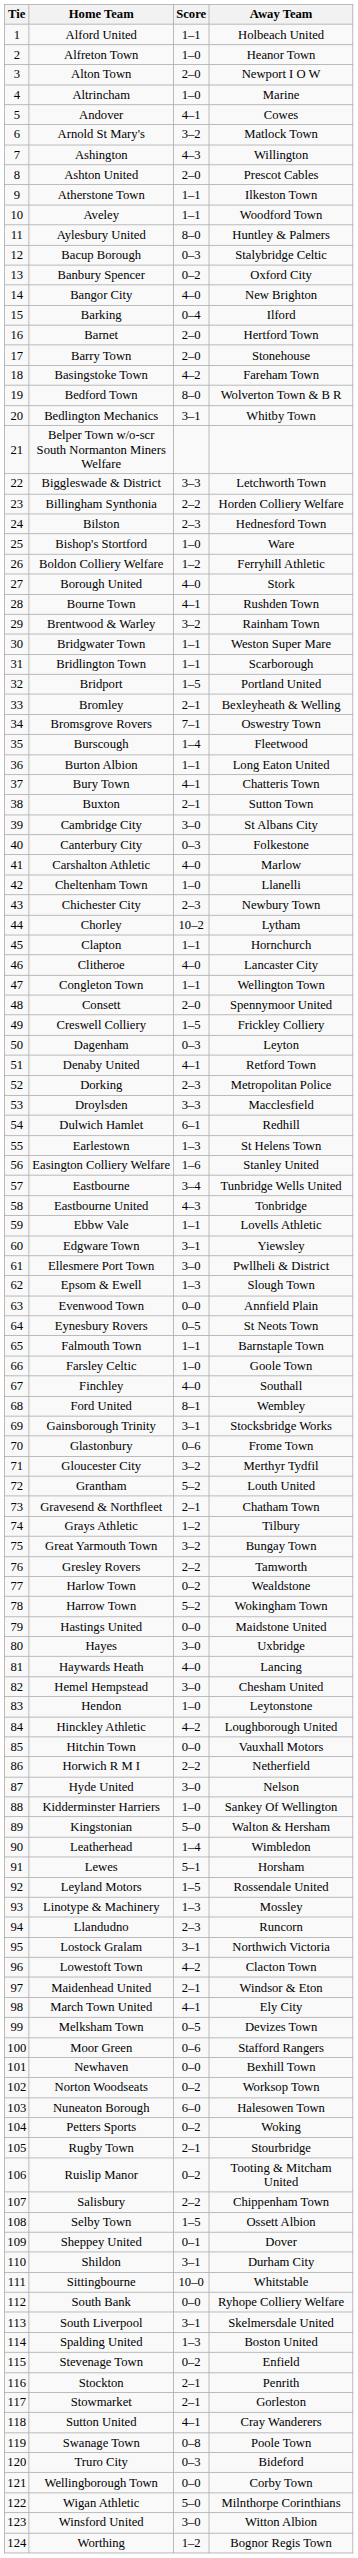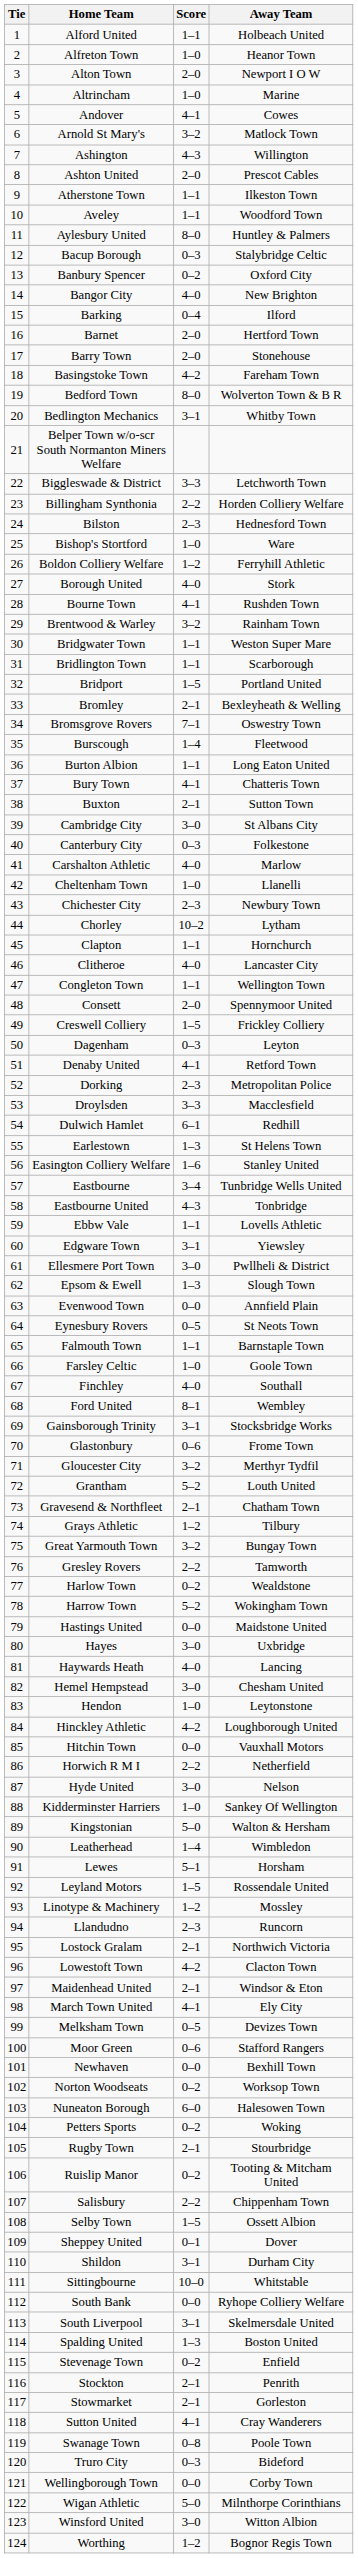(191, 1907) 1–3 -> (191, 1907) 1–2
(191, 1947) 3–1 -> (191, 1947) 2–1
